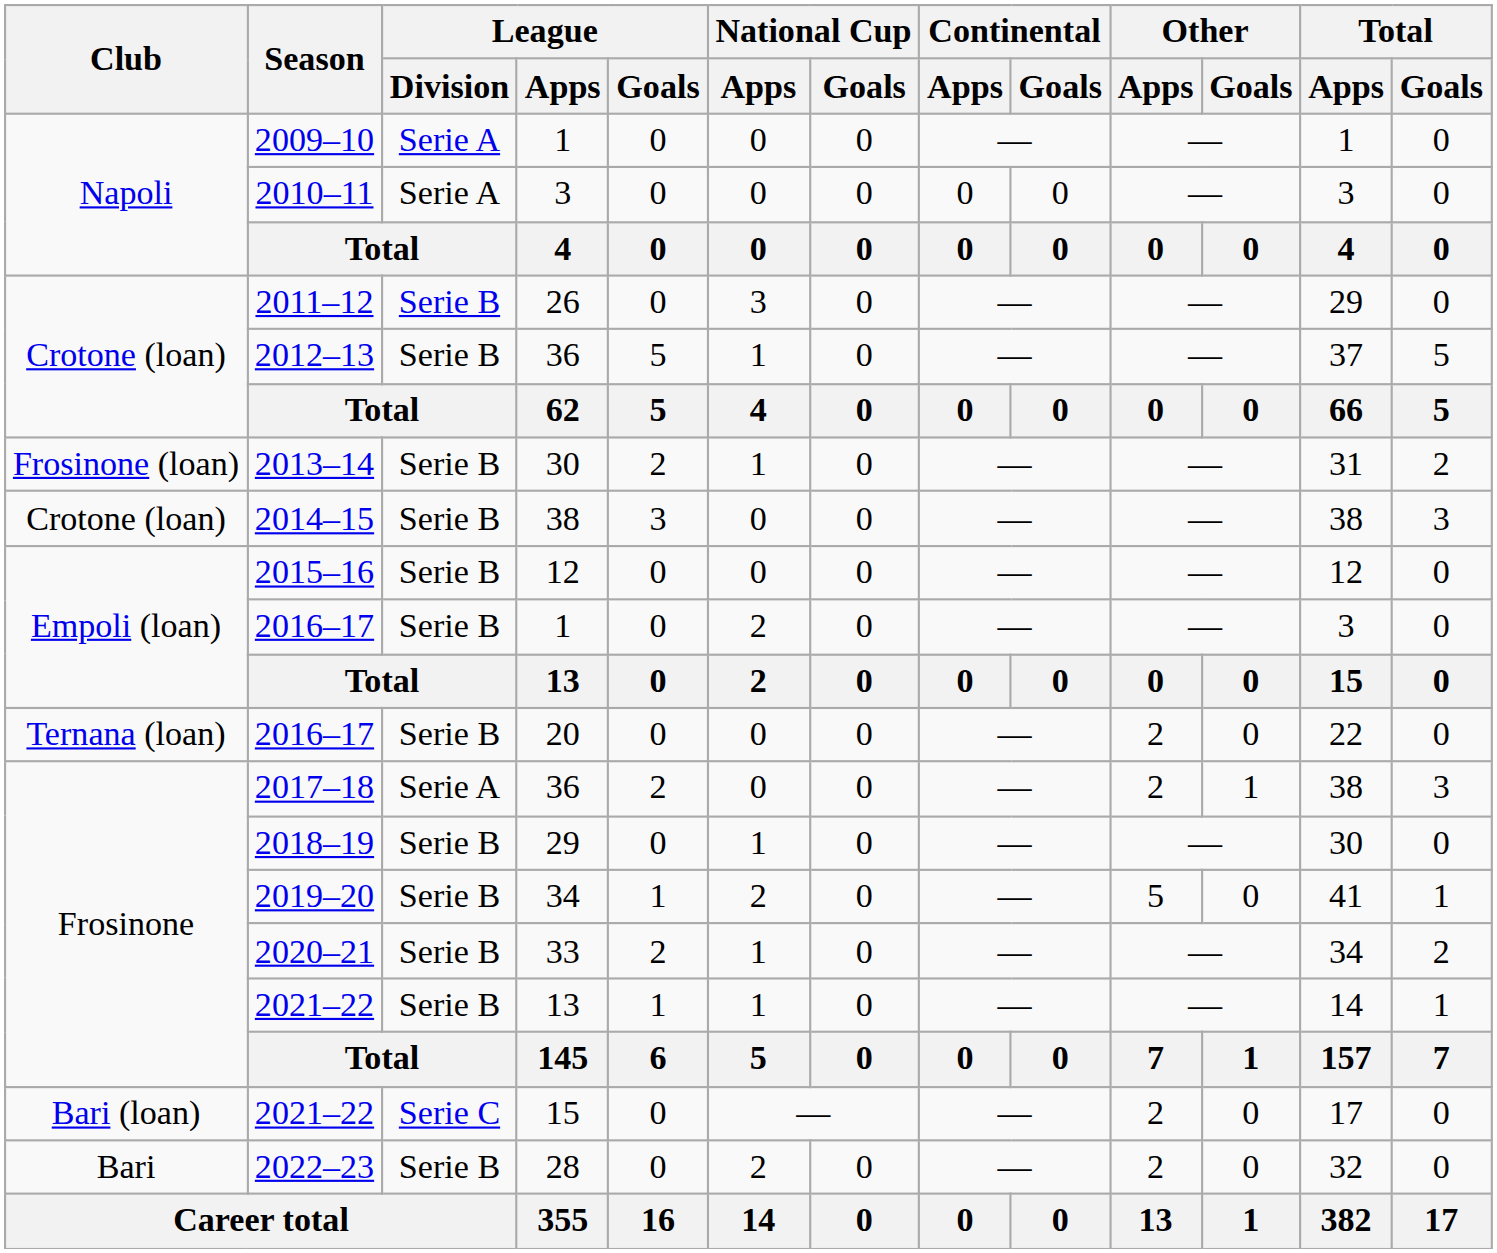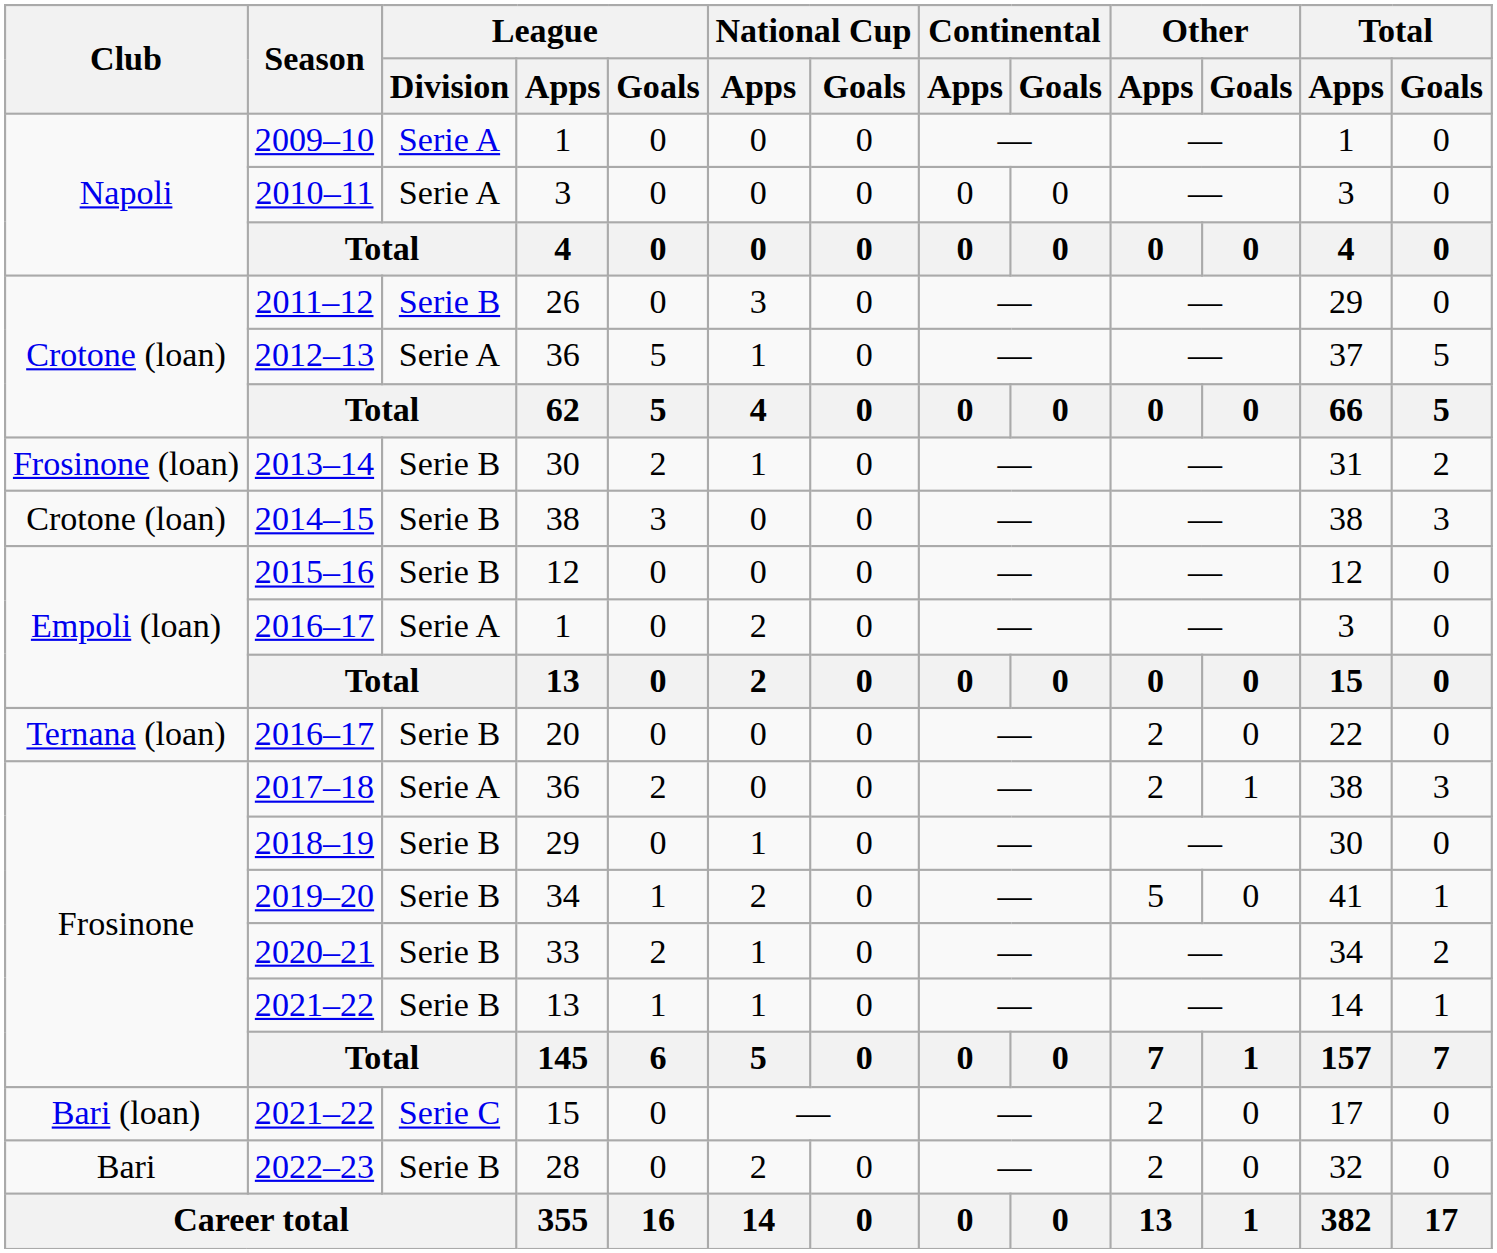(449, 355) Serie B -> (449, 355) Serie A
(449, 626) Serie B -> (449, 626) Serie A
